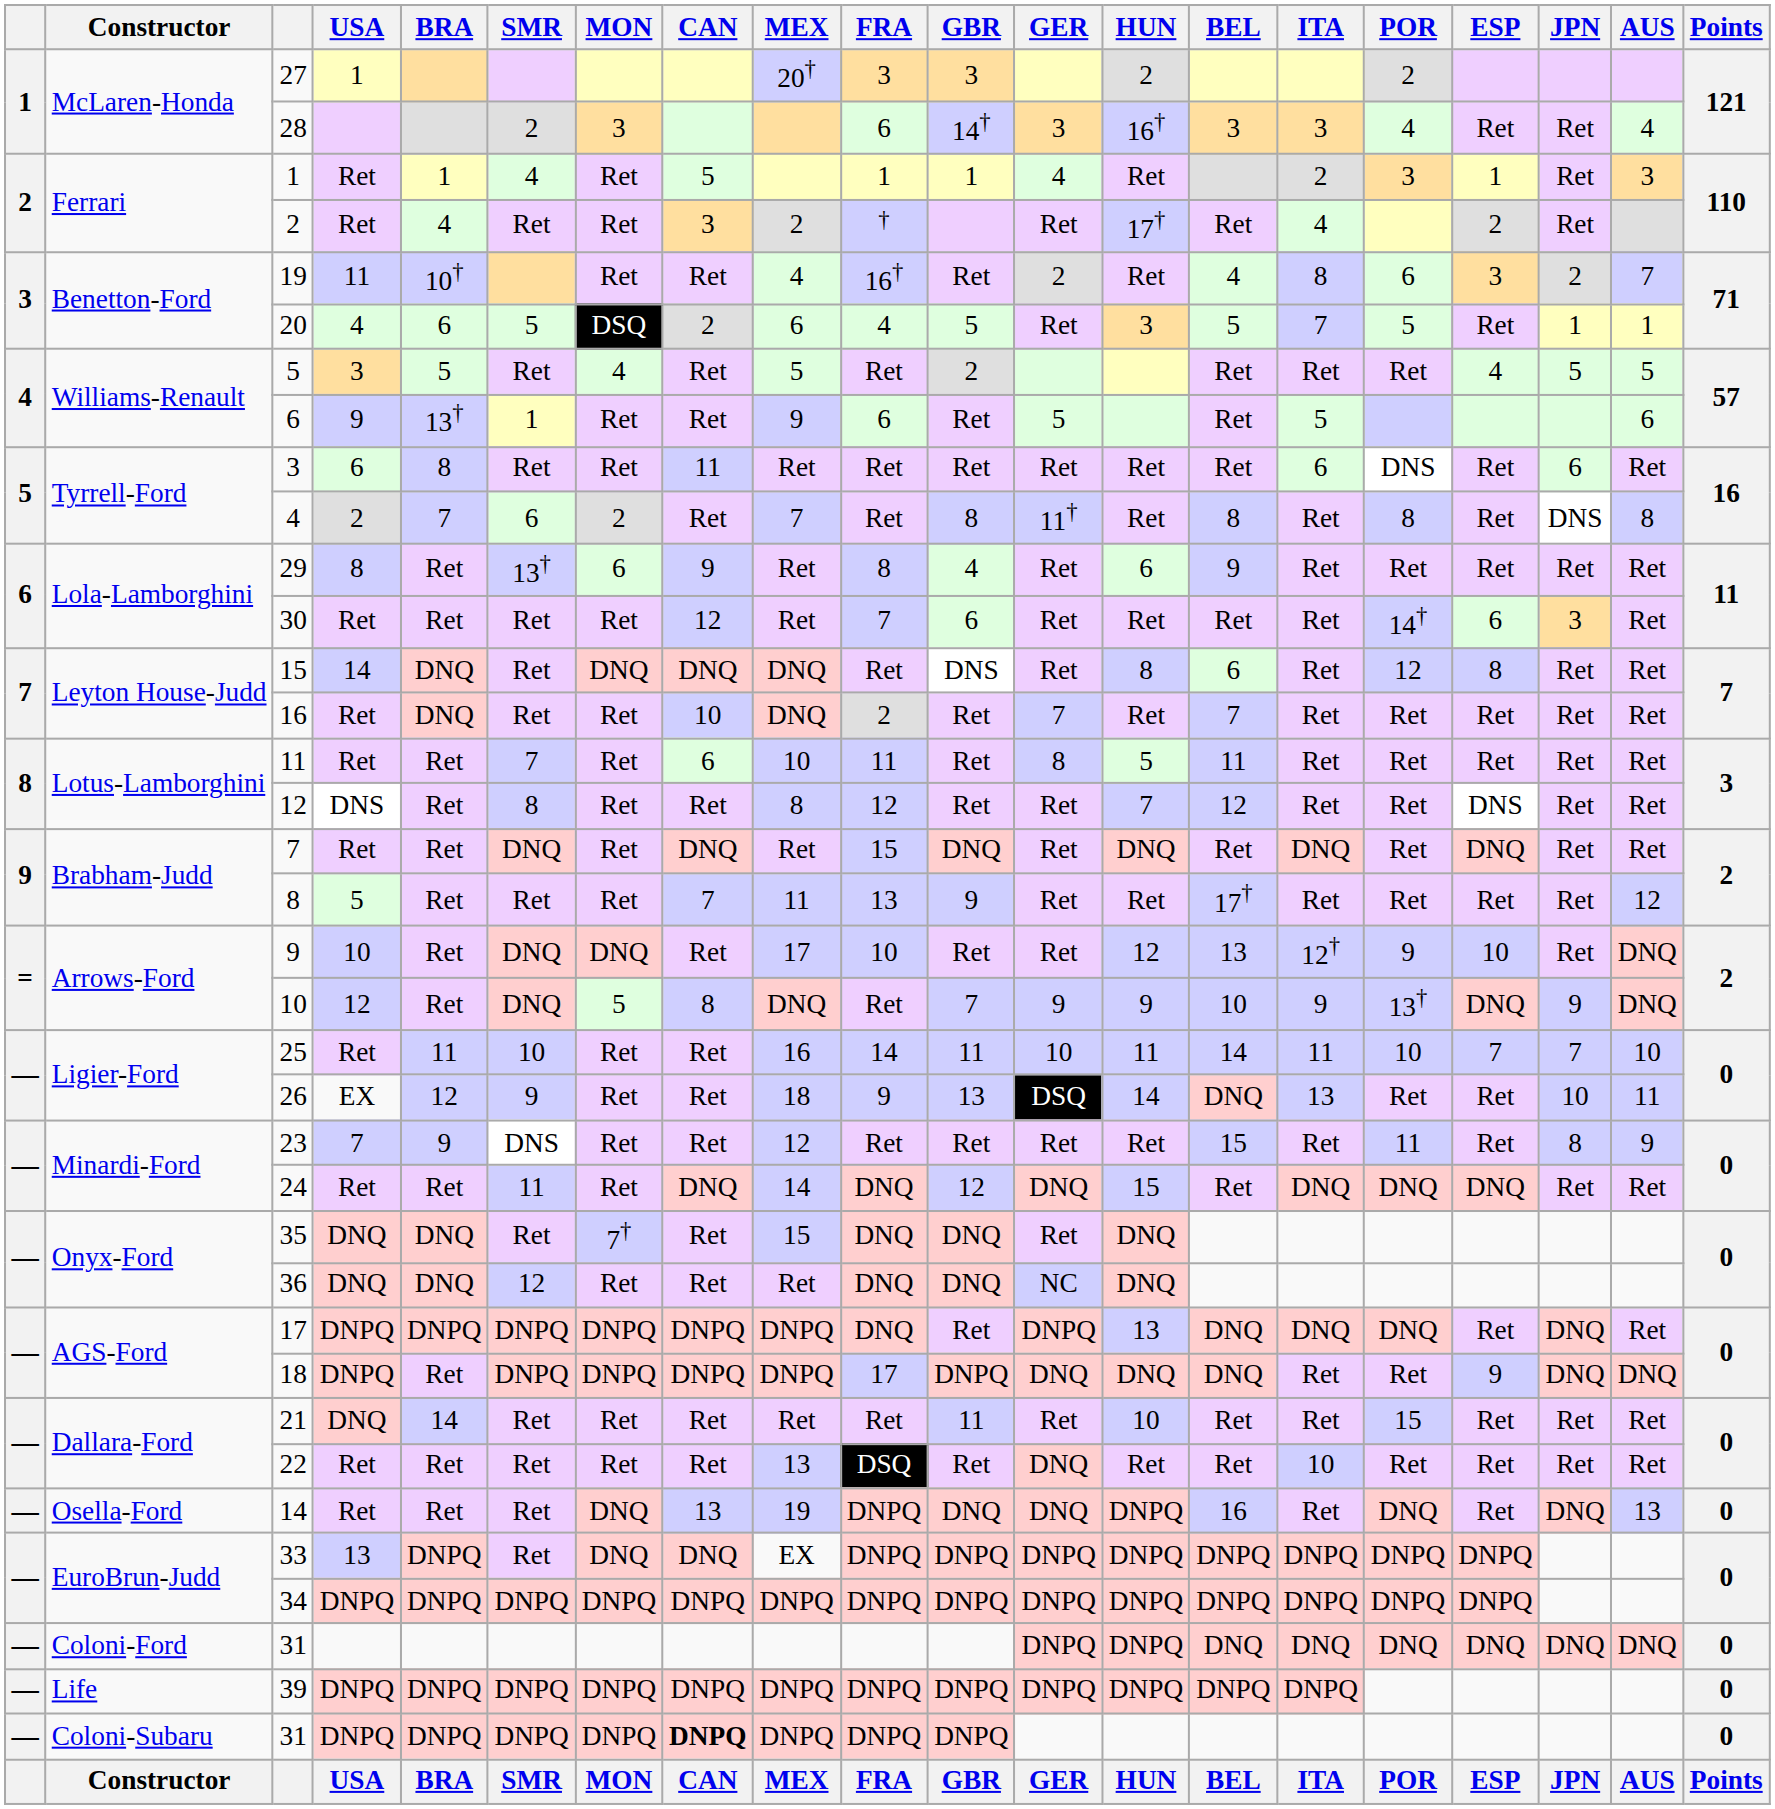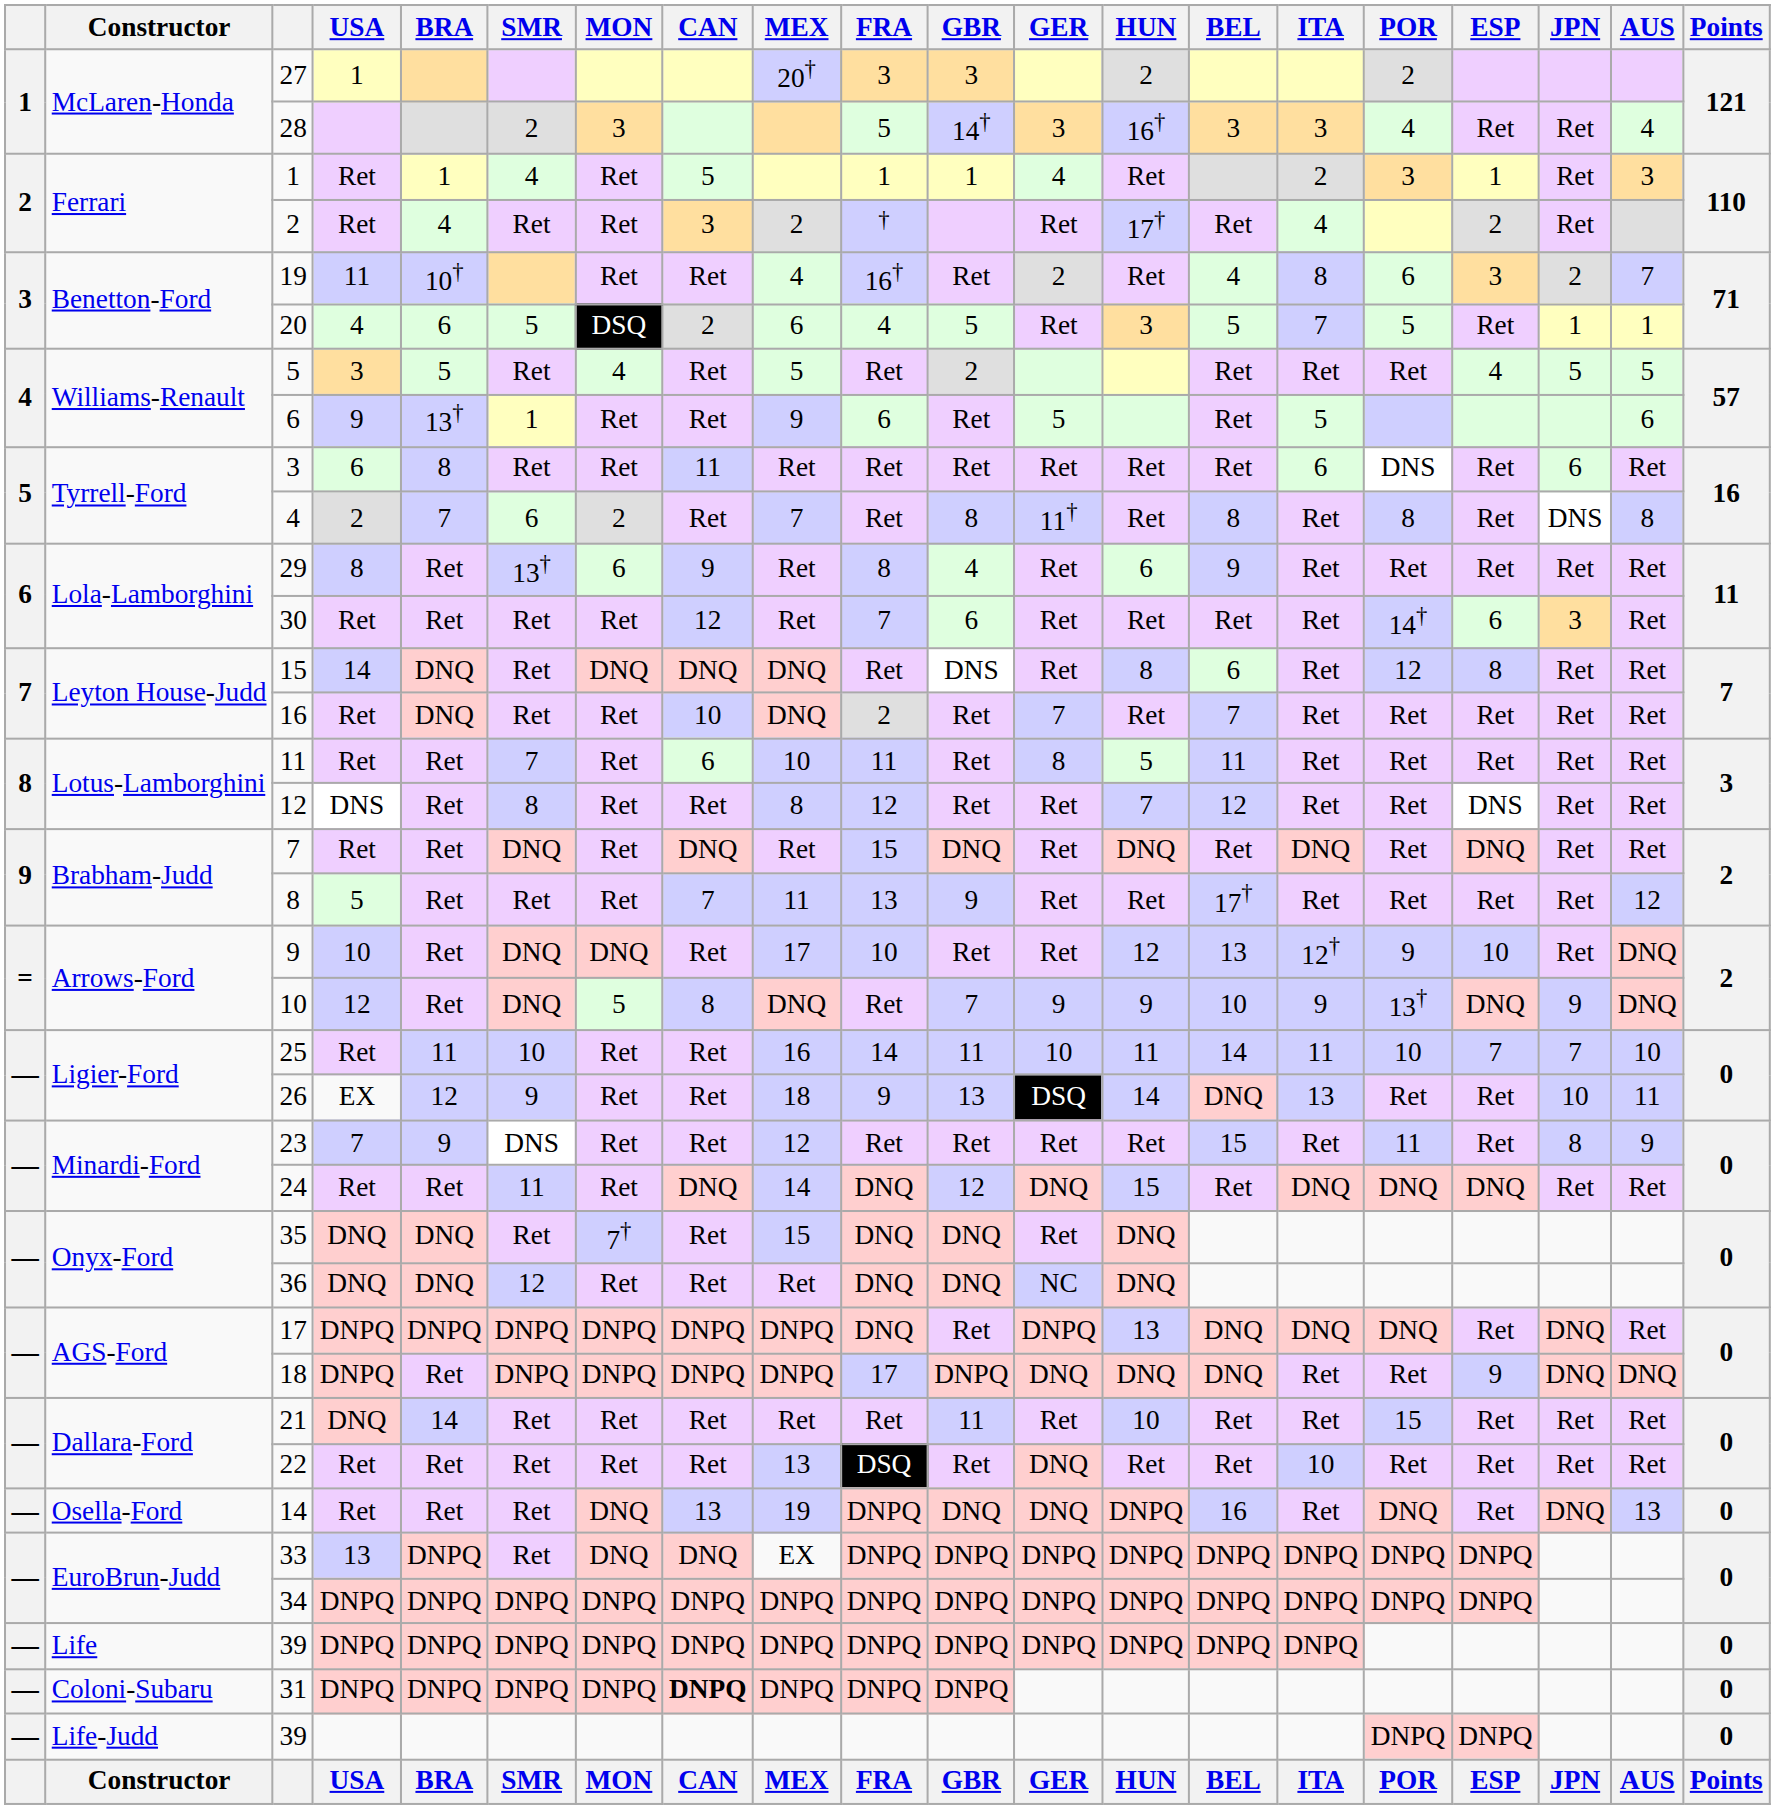(884, 127) 6 -> (884, 127) 5
- row: (119, 1645)
+ row: (105, 1735)
